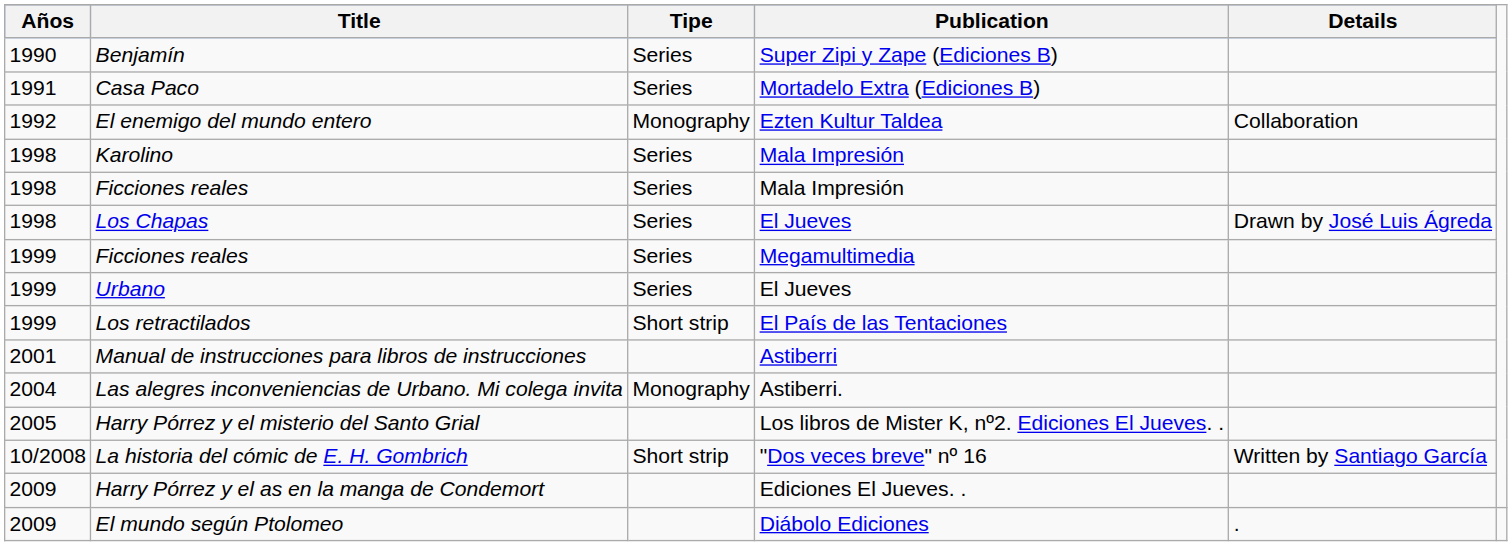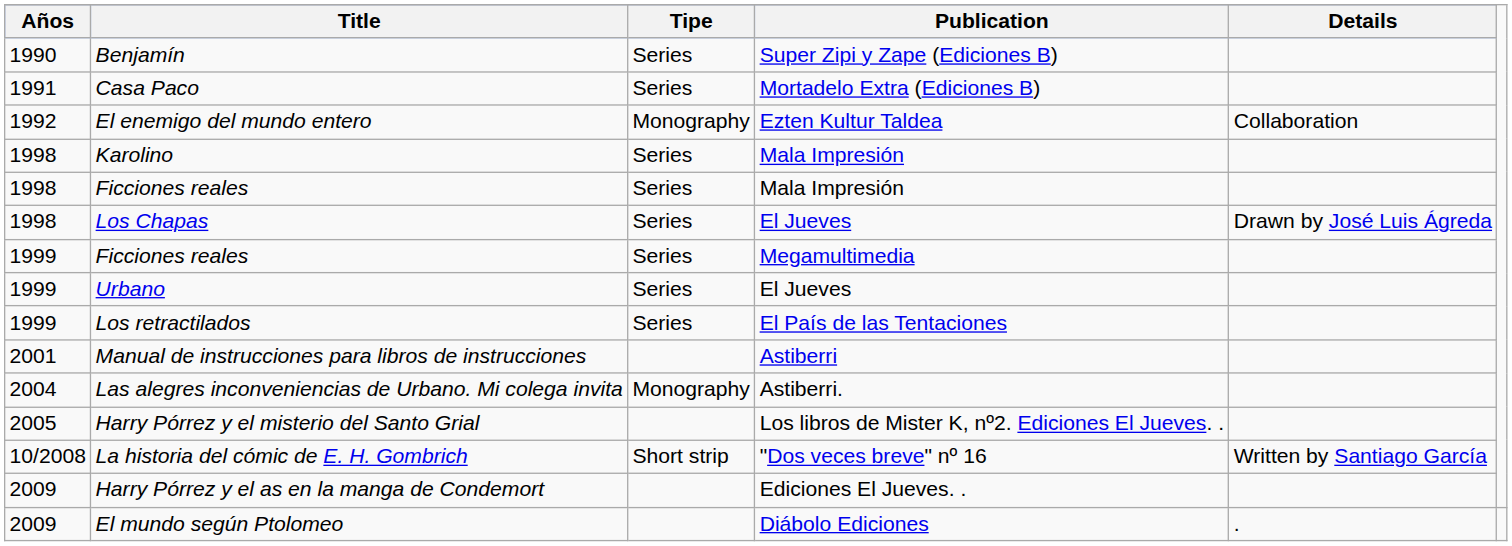(681, 322) Short strip -> (662, 322) Series
